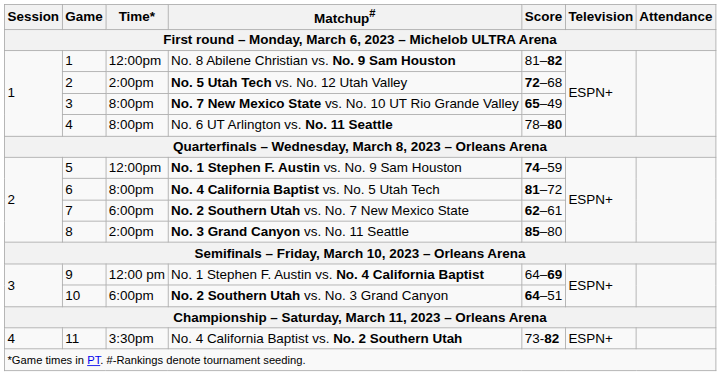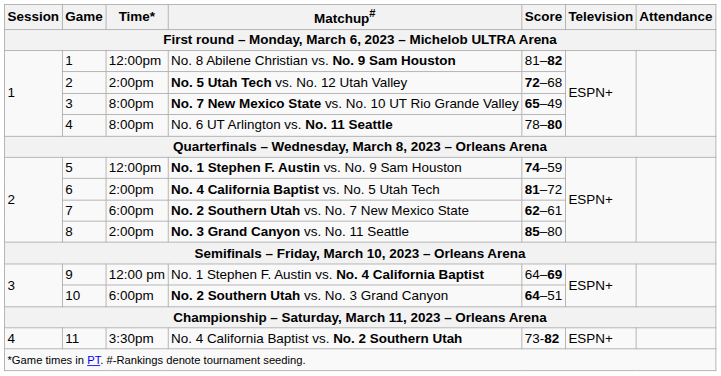(131, 189) 8:00pm -> (131, 189) 2:00pm
